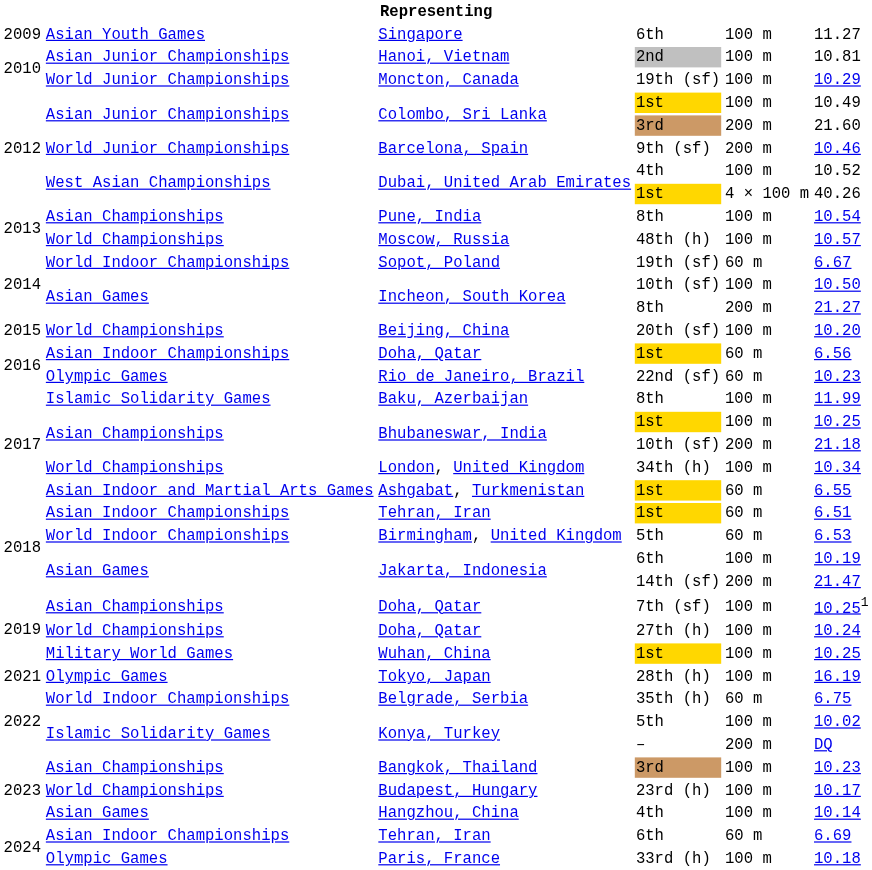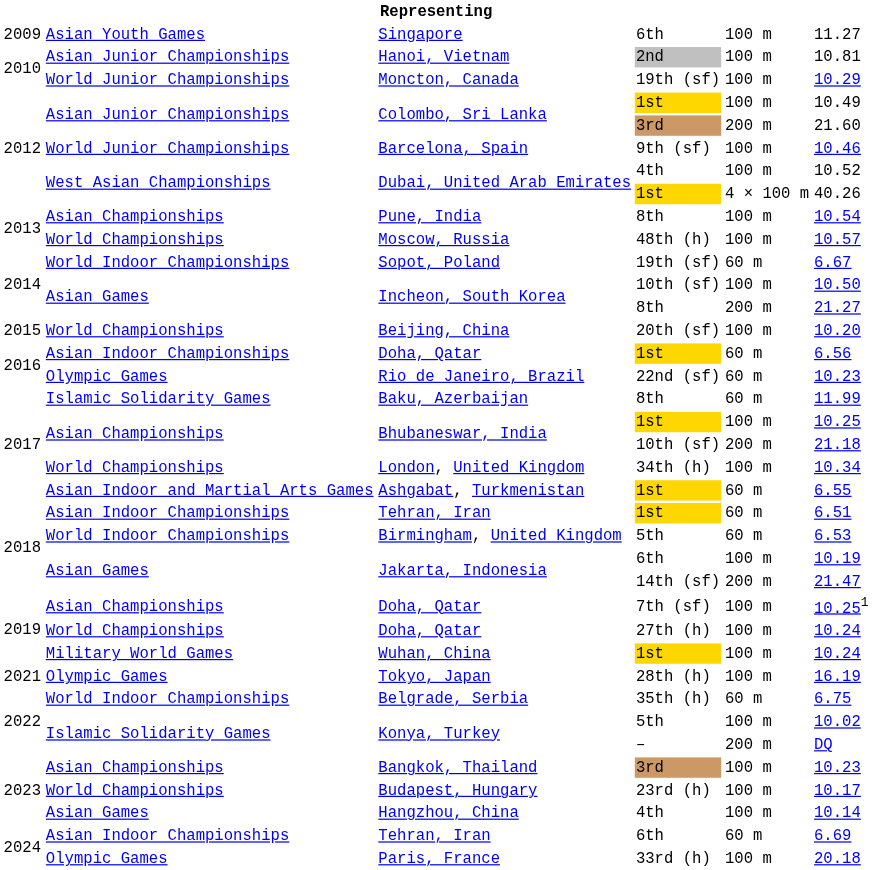(748, 148) 200 m -> (748, 148) 100 m
(748, 399) 100 m -> (744, 399) 60 m
(837, 654) 10.25 -> (837, 654) 10.24
(837, 859) 10.18 -> (837, 859) 20.18
